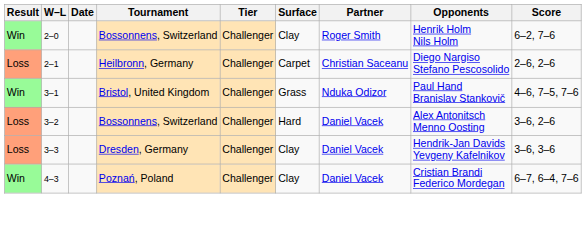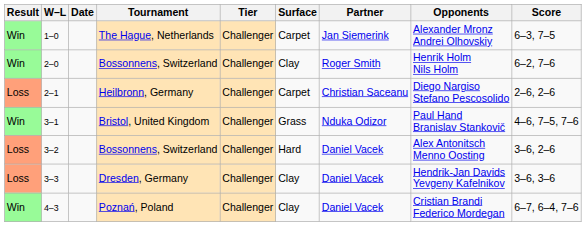+ row: (51, 36)
